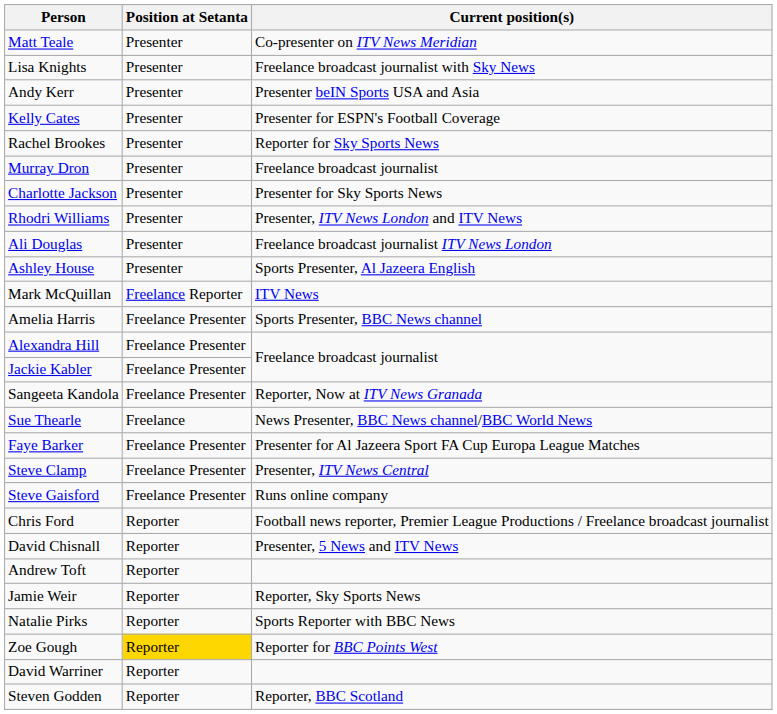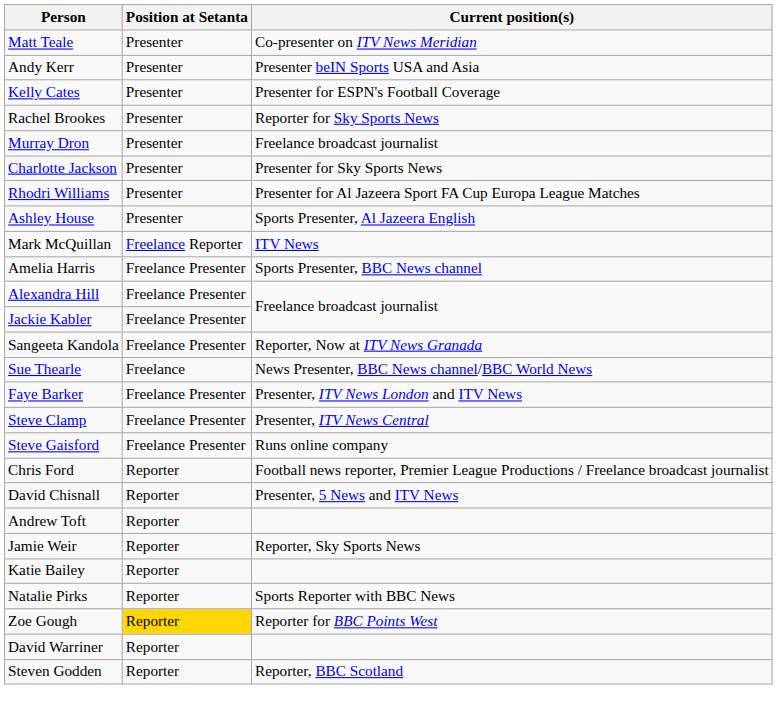- row: (47, 67)
(389, 218) Presenter, ITV News London and ITV News -> (447, 193) Presenter for Al Jazeera Sport FA Cup Europa League Matches
- row: (45, 244)
(447, 445) Presenter for Al Jazeera Sport FA Cup Europa League Matches -> (389, 395) Presenter, ITV News London and ITV News
+ row: (46, 571)
